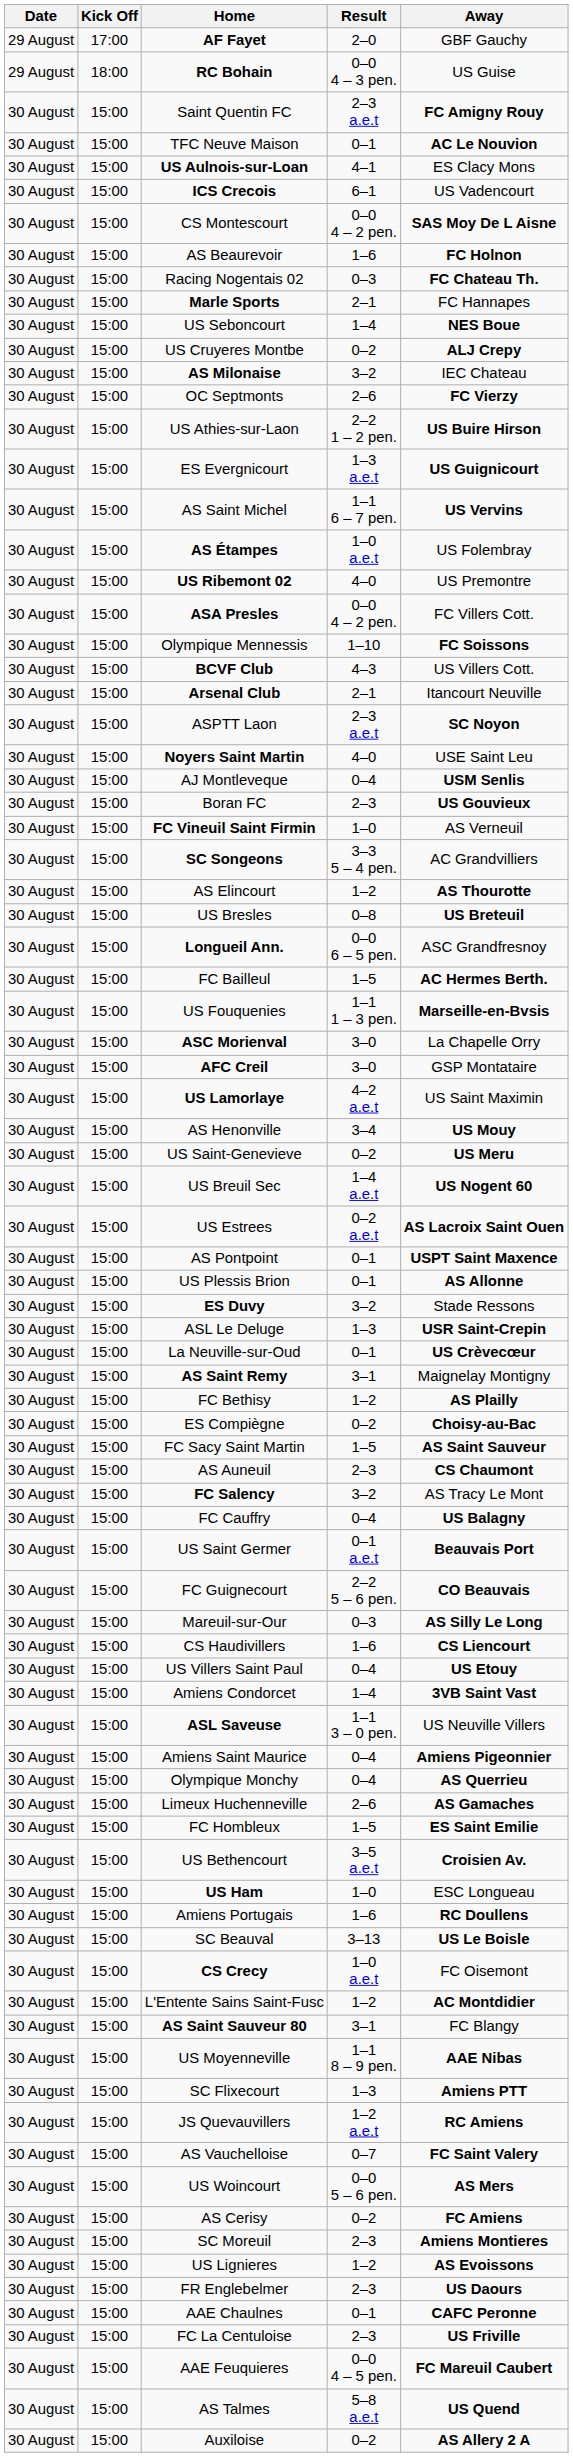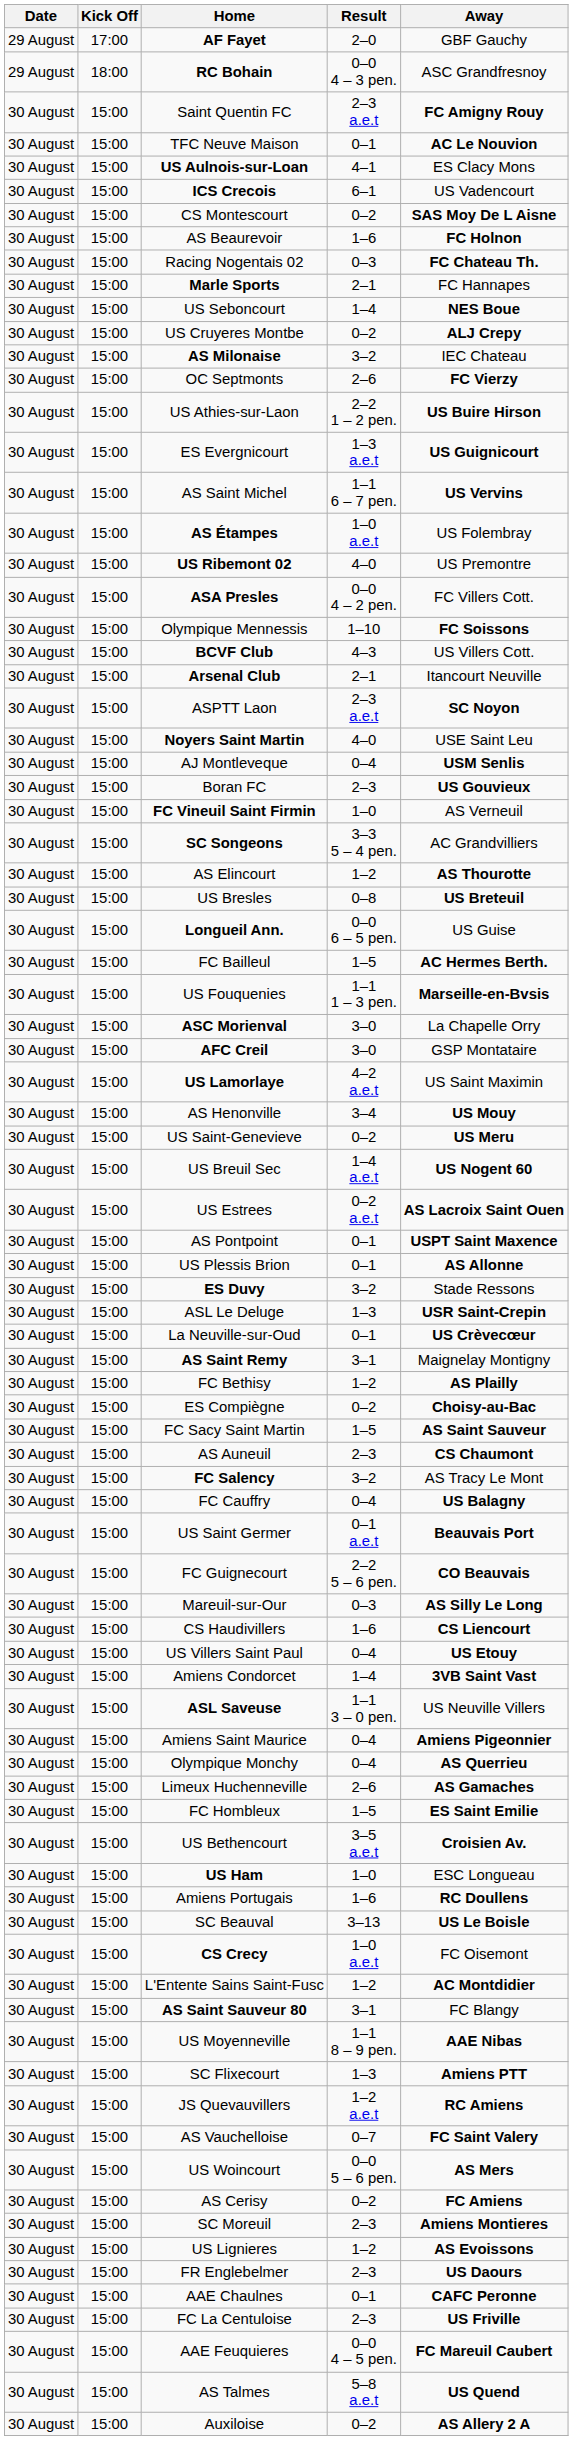(484, 71) US Guise -> (484, 71) ASC Grandfresnoy
(364, 223) 0–0 4 – 2 pen. -> (364, 214) 0–2
(484, 947) ASC Grandfresnoy -> (484, 930) US Guise
